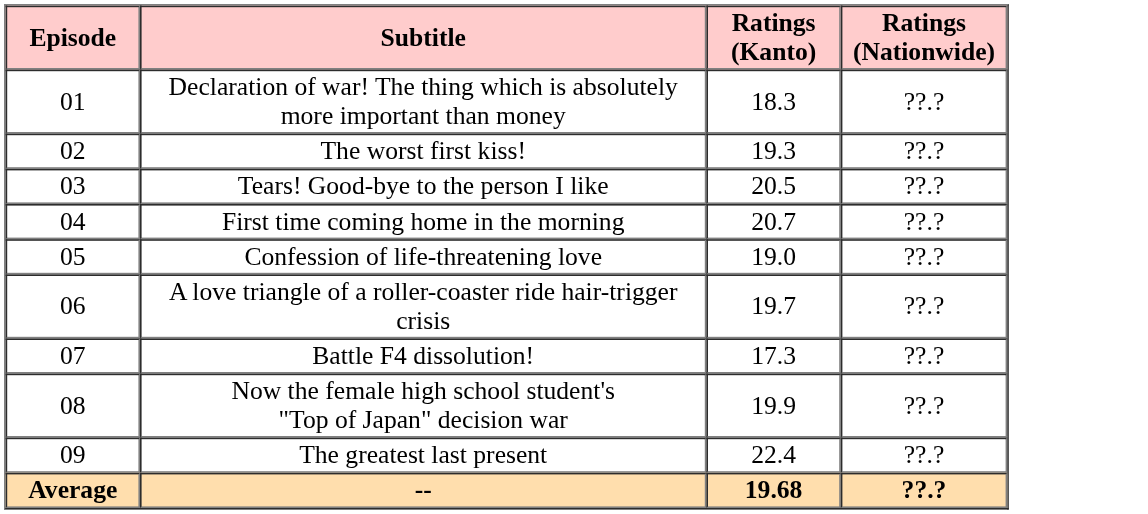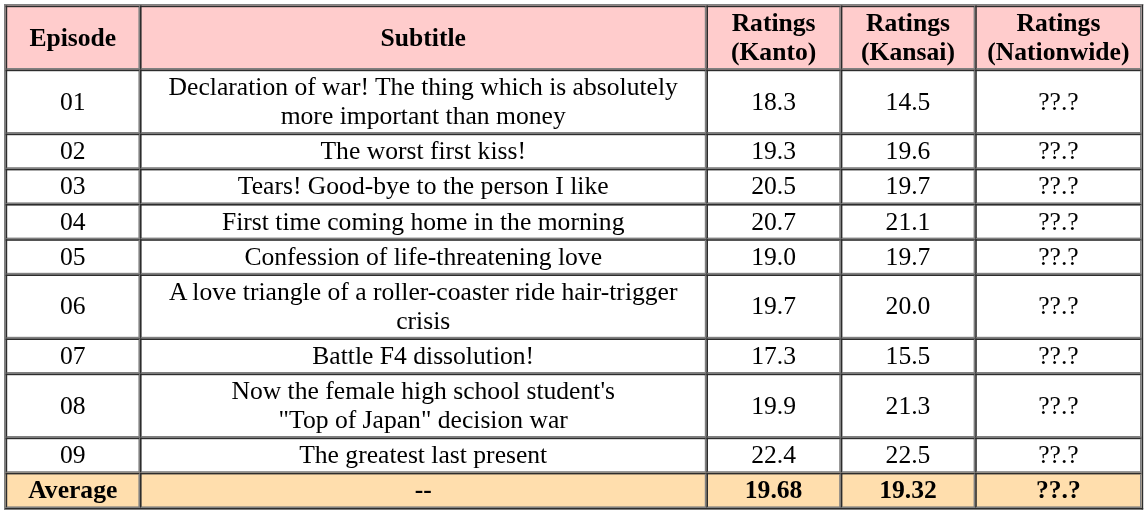+ column: (908, 37)
